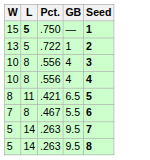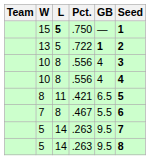+ column: (20, 12)
(68, 46) normal -> (100, 46) bold
